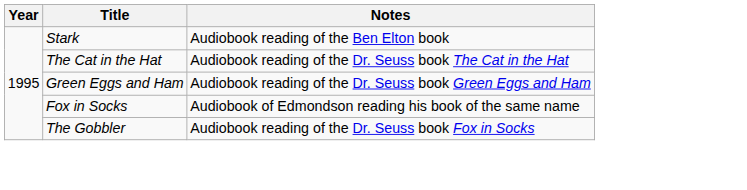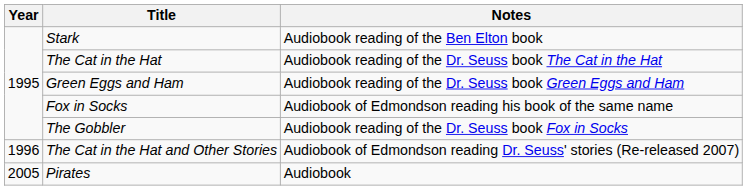+ row: (162, 151)
+ row: (68, 173)
